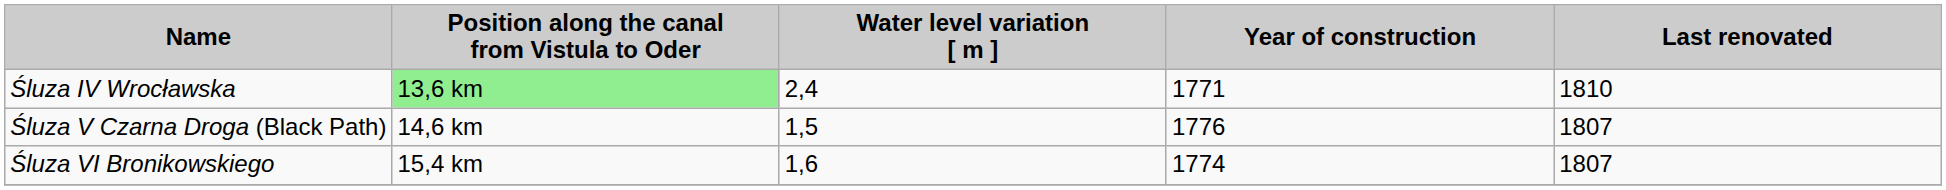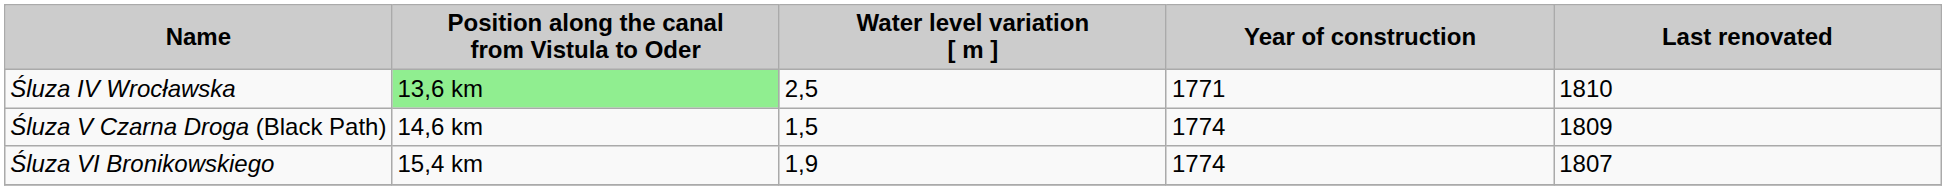(801, 88) 2,4 -> (801, 88) 2,5
(1199, 126) 1776 -> (1199, 126) 1774
(1586, 126) 1807 -> (1586, 126) 1809
(801, 164) 1,6 -> (801, 164) 1,9
